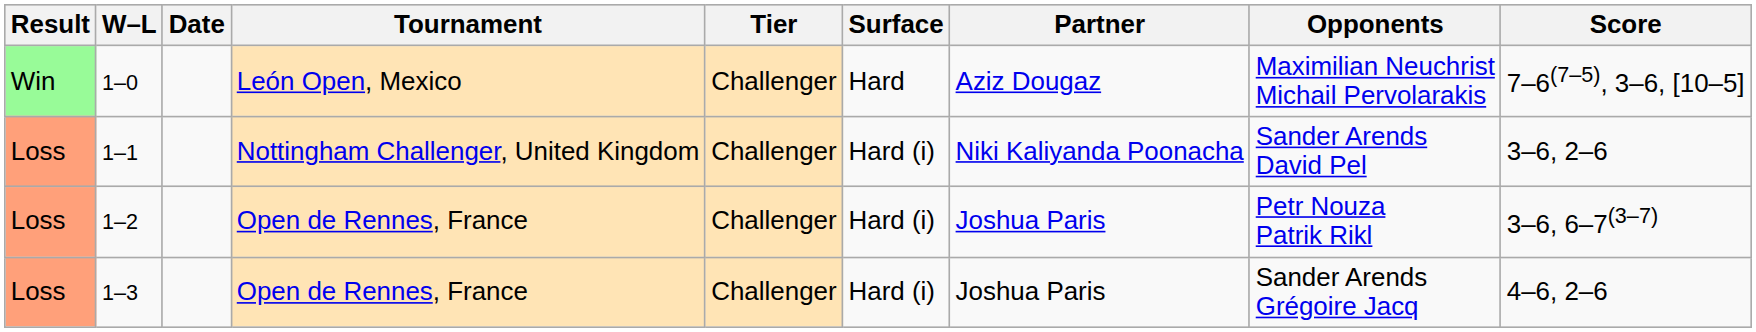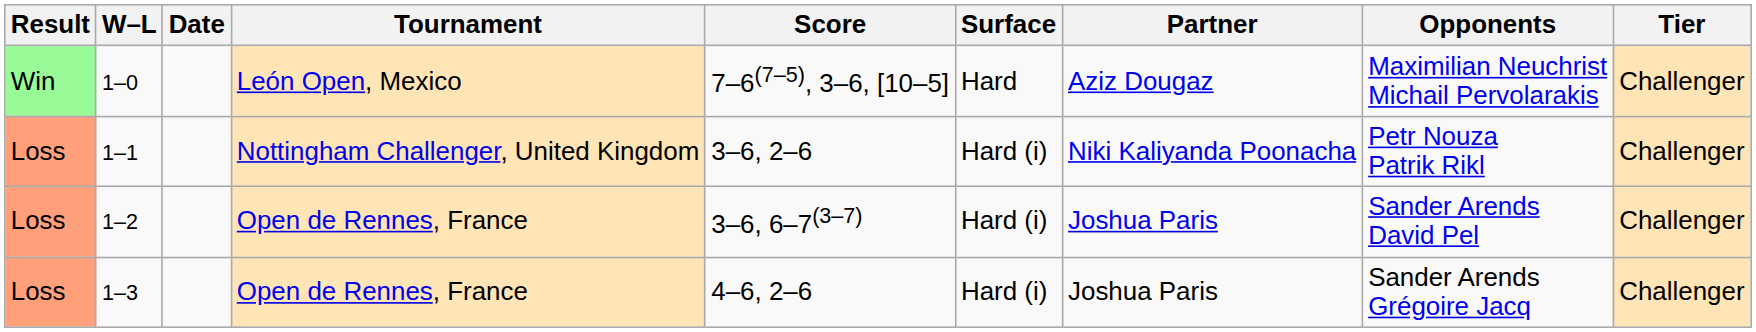columns swapped: (774, 25) <-> (1626, 25)
(1341, 151) Sander Arends David Pel -> (1433, 151) Petr Nouza Patrik Rikl
(1321, 221) Petr Nouza Patrik Rikl -> (1454, 221) Sander Arends David Pel
